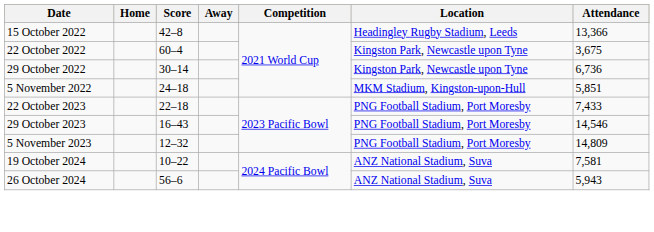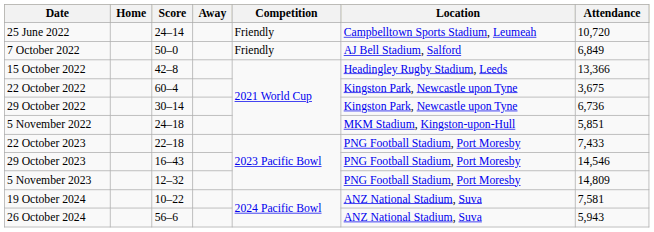+ row: (38, 32)
+ row: (43, 50)
